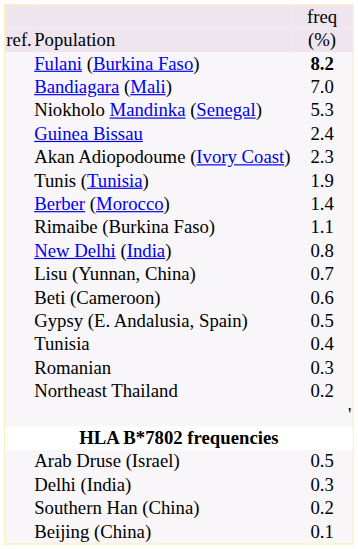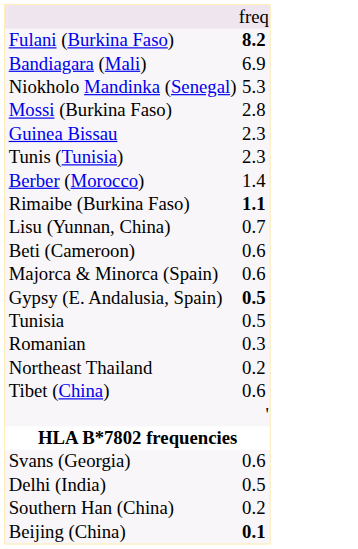- row: (75, 40)
(322, 86) 7.0 -> (254, 63) 6.9
+ row: (90, 110)
(322, 133) 2.4 -> (254, 133) 2.3
- row: (162, 157)
(322, 180) 1.9 -> (254, 157) 2.3
(322, 227) normal -> (254, 203) bold
- row: (103, 250)
+ row: (113, 274)
(322, 320) normal -> (254, 297) bold
(322, 344) 0.4 -> (254, 320) 0.5
+ row: (59, 391)
+ row: (70, 461)
- row: (107, 461)
(322, 484) 0.3 -> (254, 484) 0.5
(322, 531) normal -> (254, 531) bold
